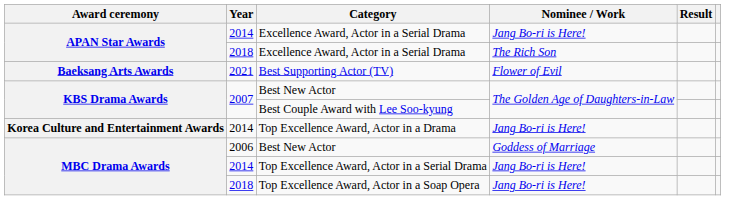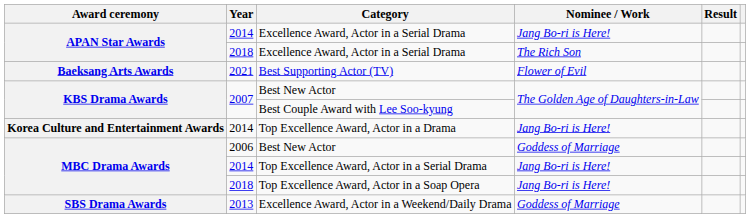+ row: (241, 204)
